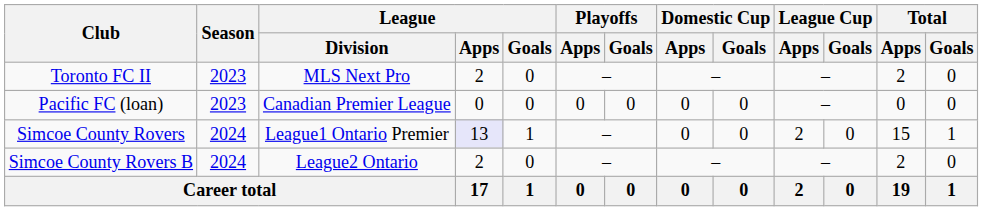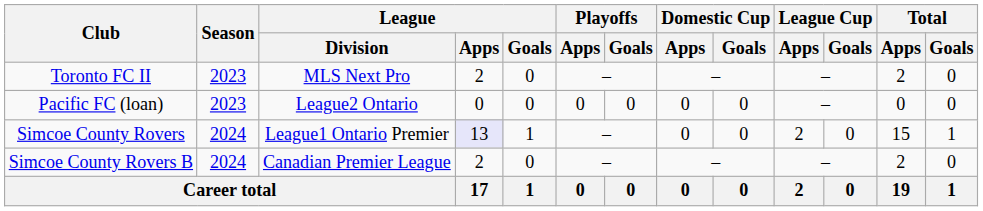(357, 104) Canadian Premier League -> (357, 104) League2 Ontario
(357, 162) League2 Ontario -> (357, 162) Canadian Premier League
